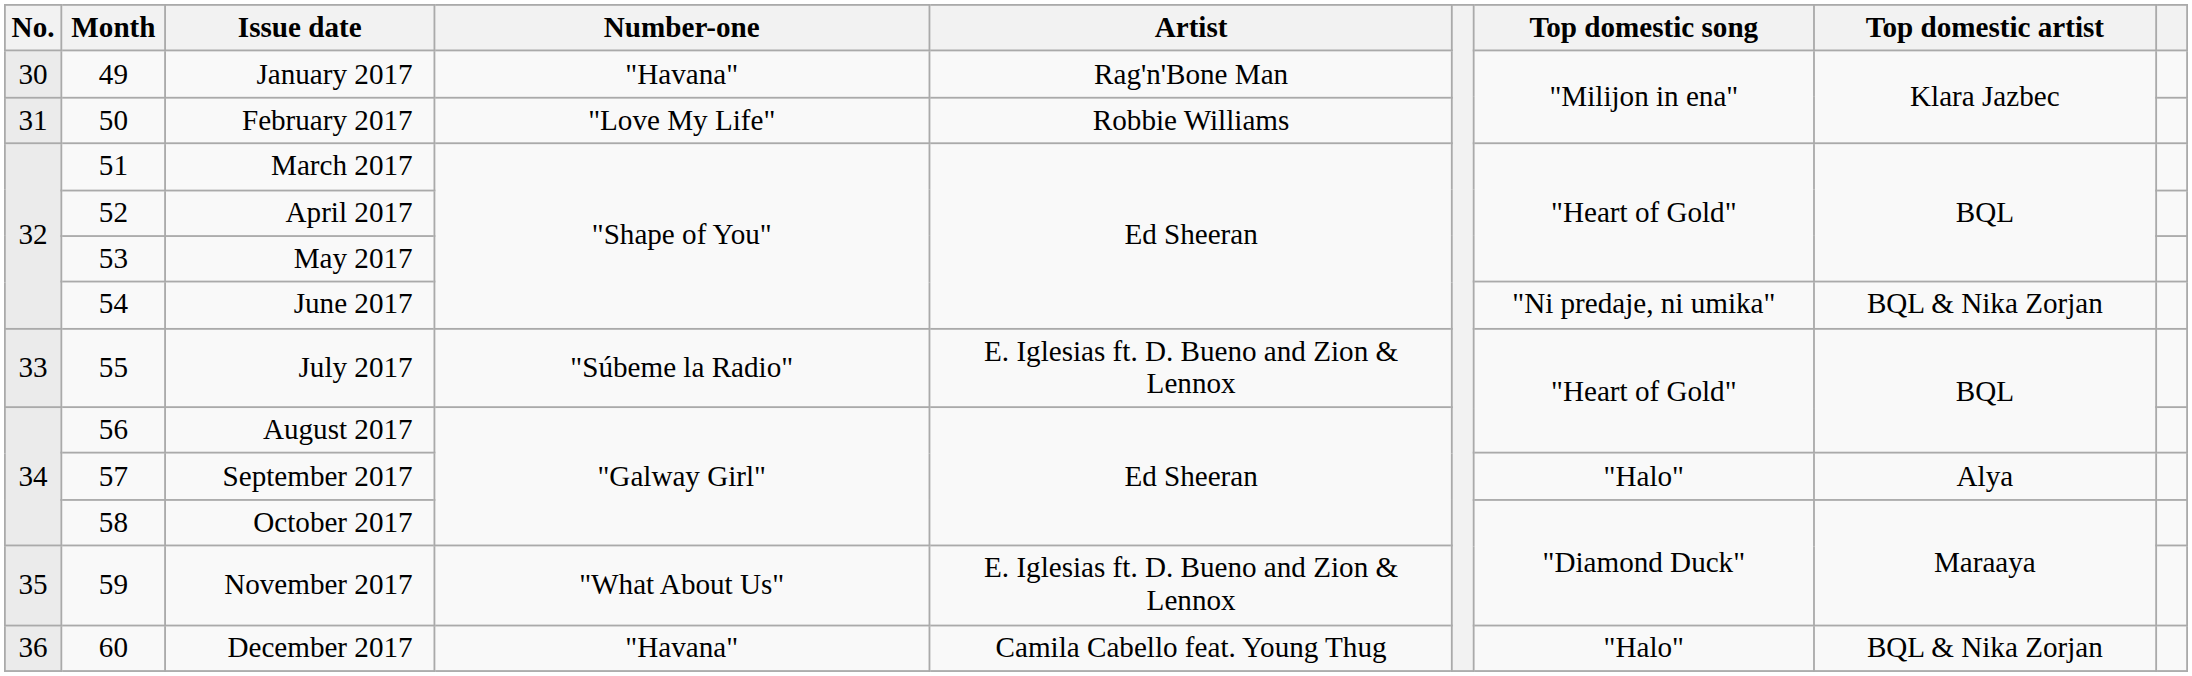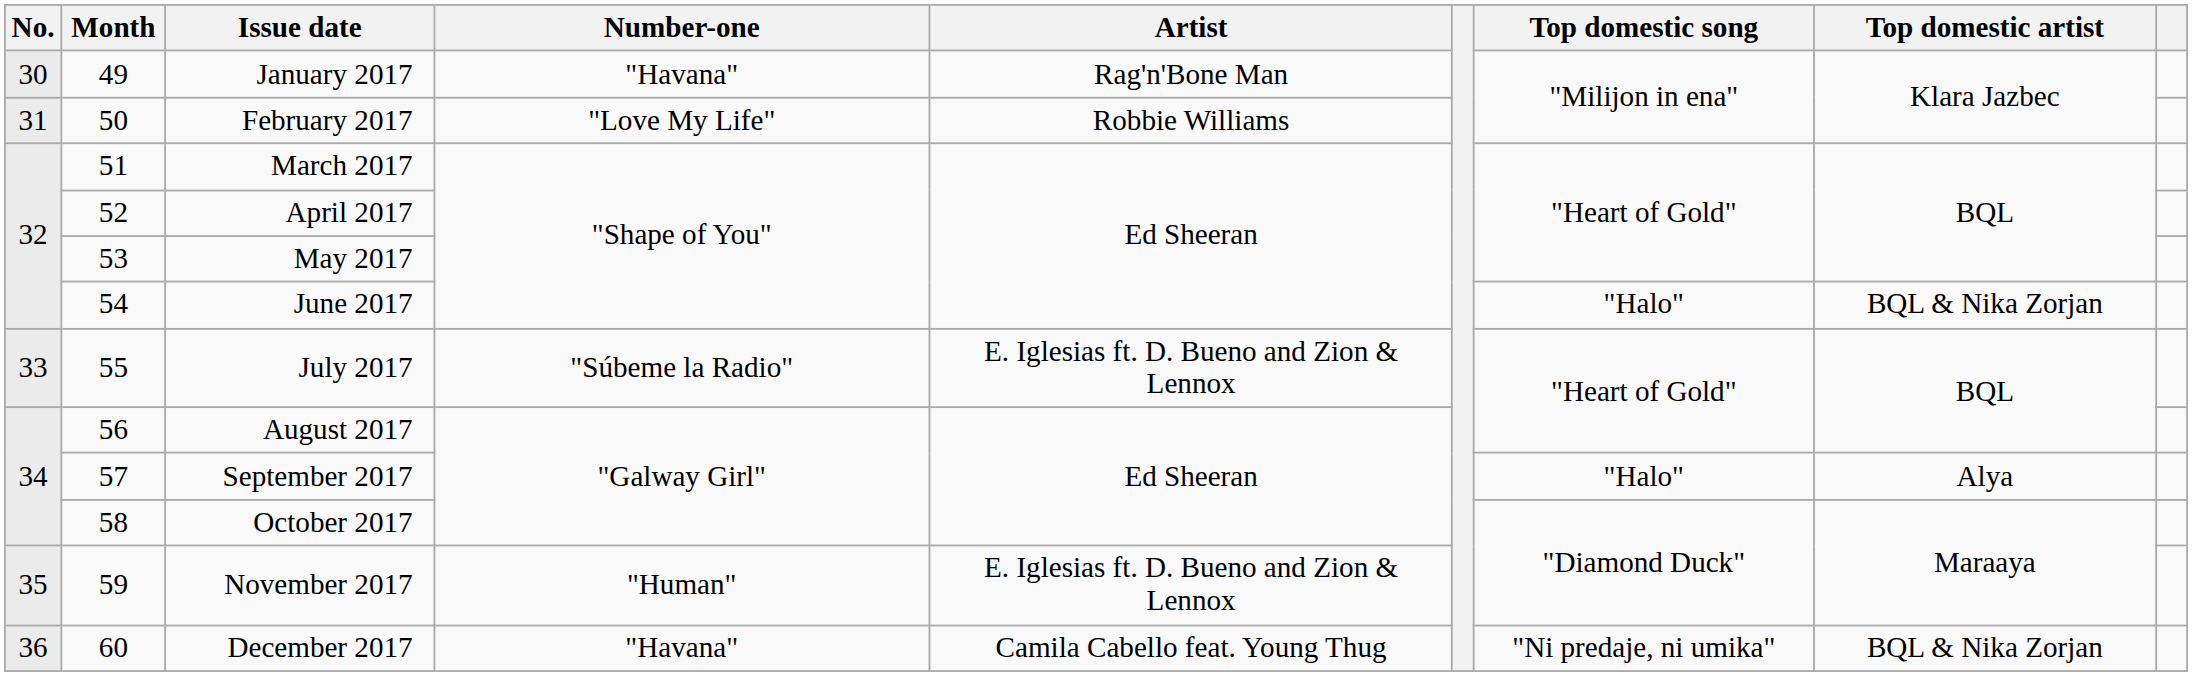(1644, 304) "Ni predaje, ni umika" -> (1644, 304) "Halo"
(682, 584) "What About Us" -> (682, 584) "Human"
(1644, 647) "Halo" -> (1644, 647) "Ni predaje, ni umika"
